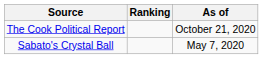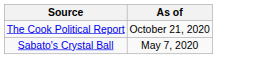- column: (150, 12)
